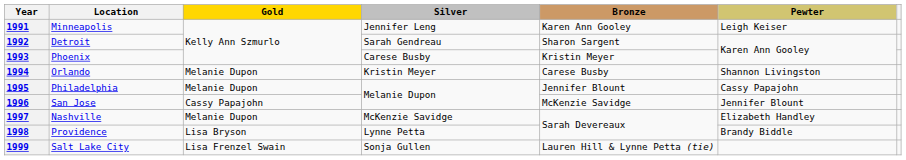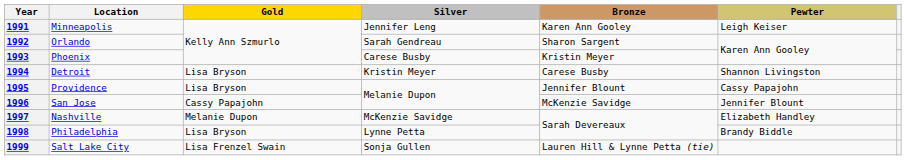(71, 42) Detroit -> (71, 42) Orlando
(71, 72) Orlando -> (71, 72) Detroit
(221, 72) Melanie Dupon -> (216, 72) Lisa Bryson
(85, 87) Philadelphia -> (79, 87) Providence
(221, 87) Melanie Dupon -> (216, 87) Lisa Bryson
(79, 132) Providence -> (85, 132) Philadelphia
